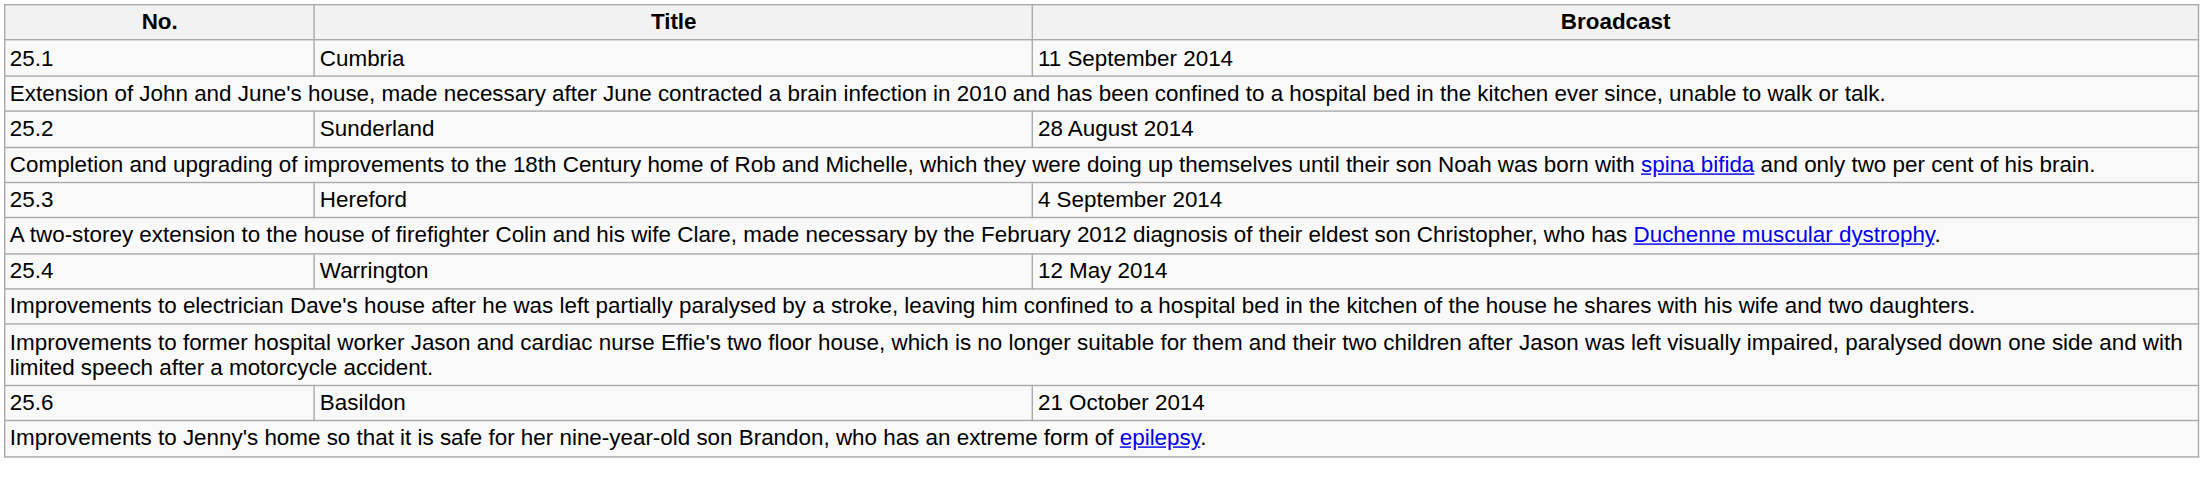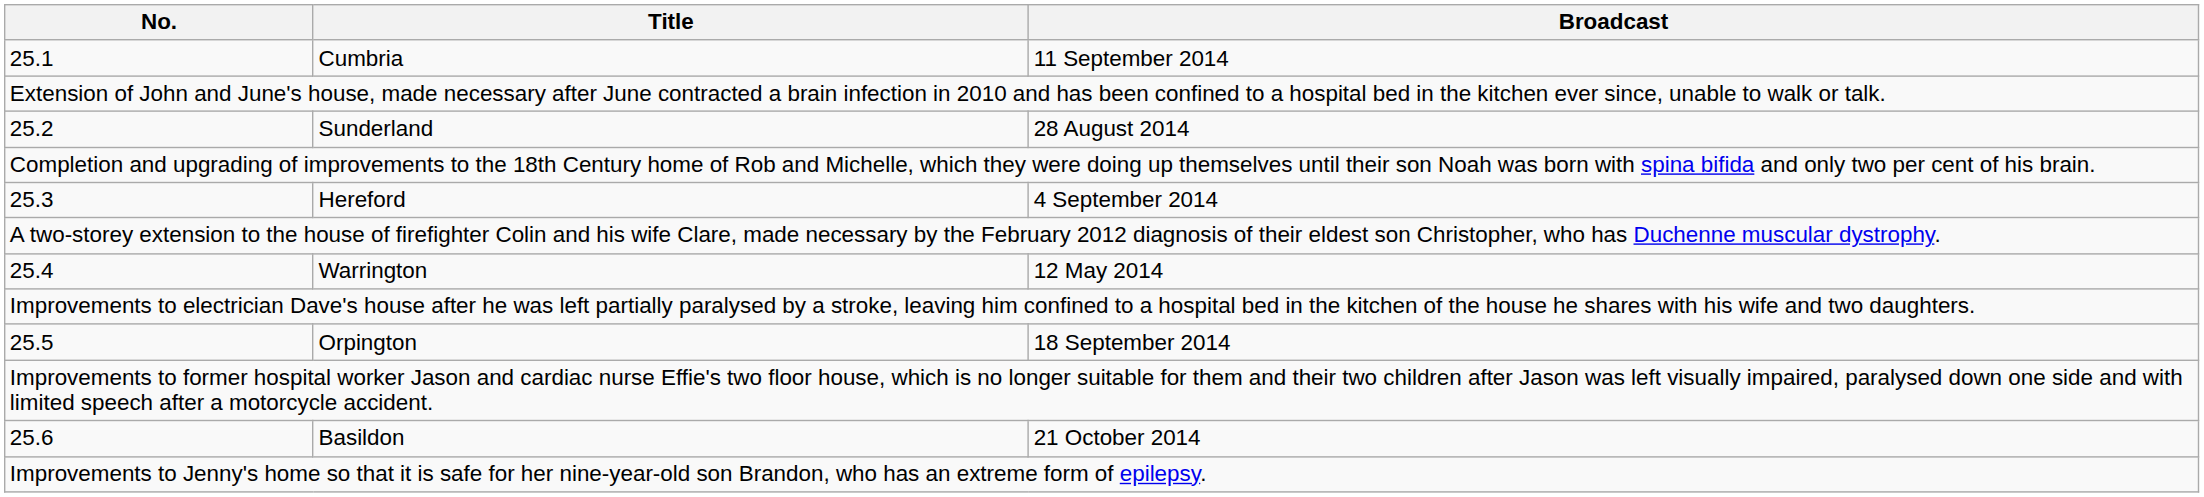+ row: (32, 341)
